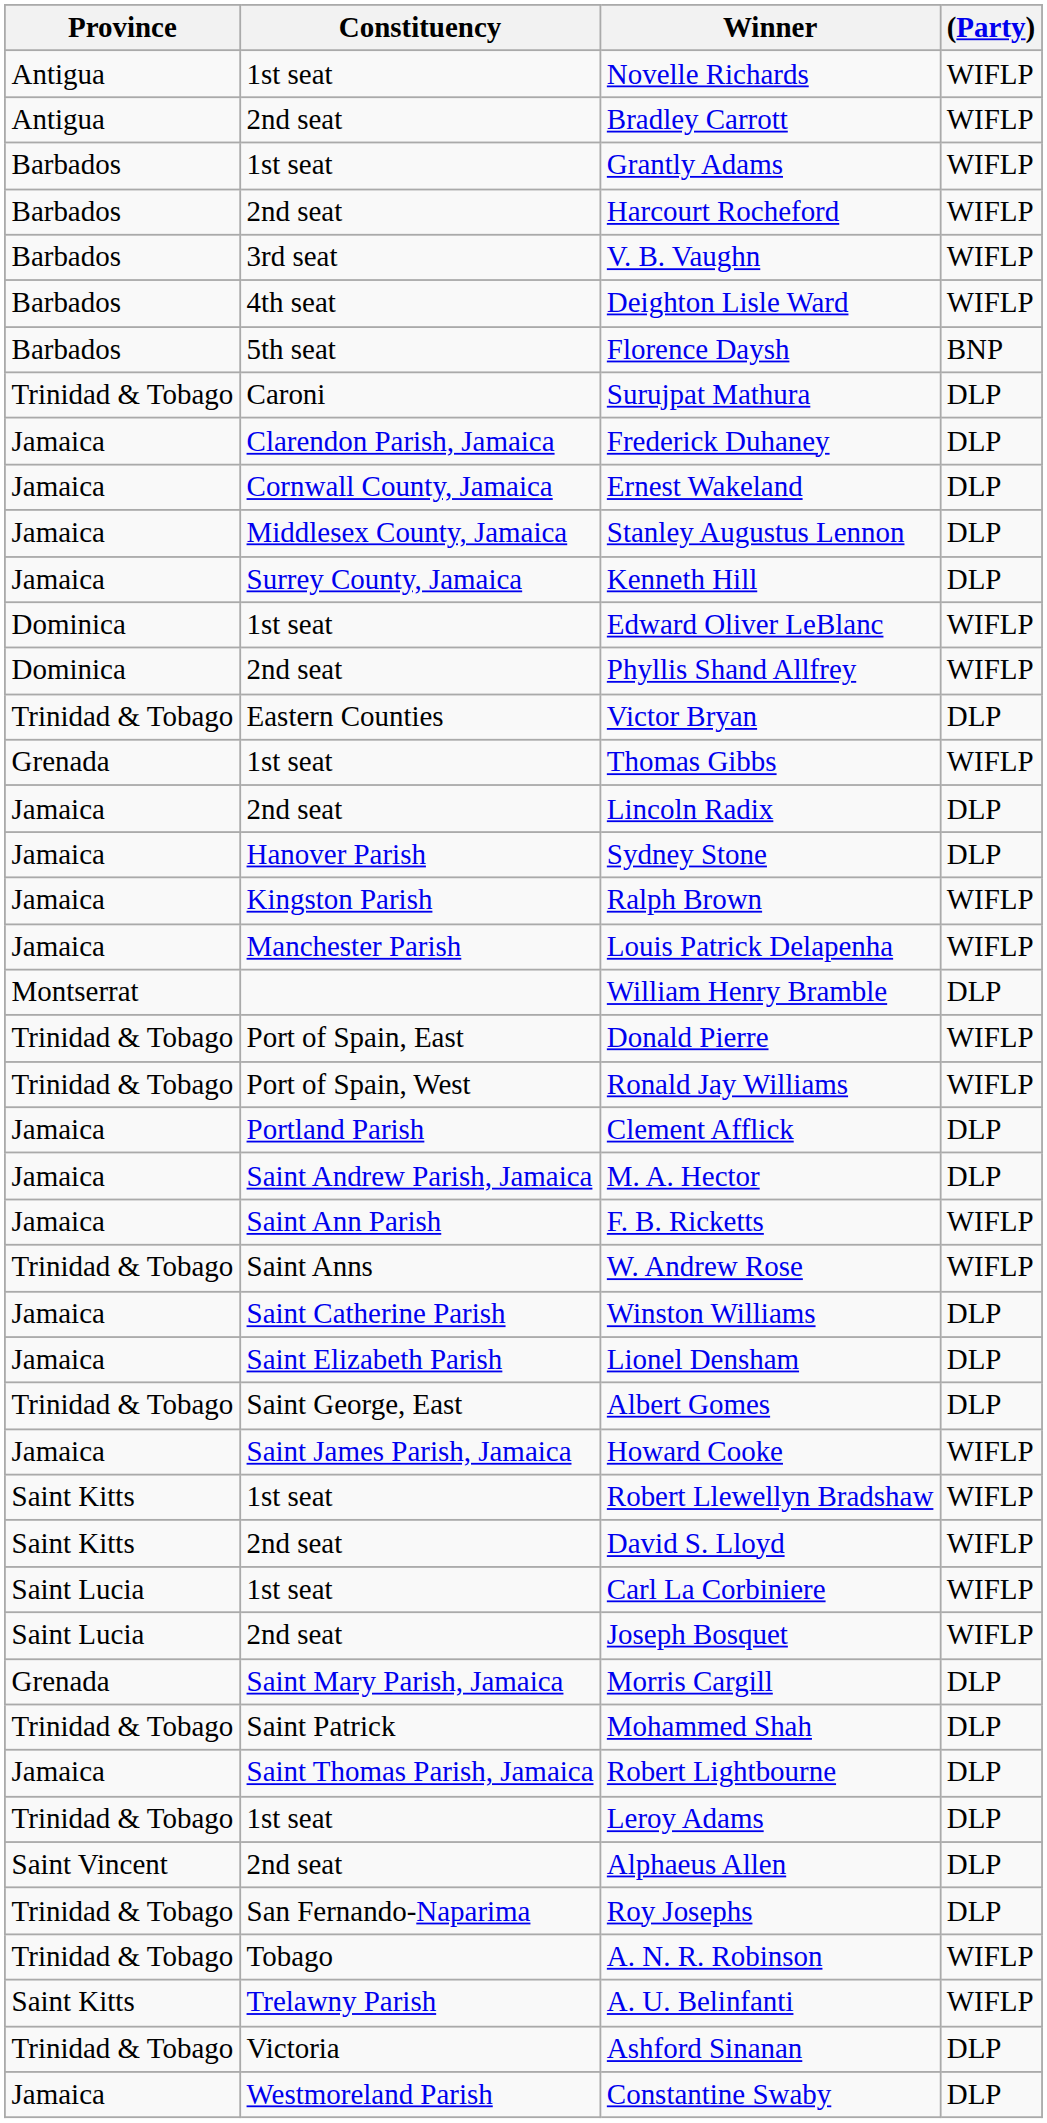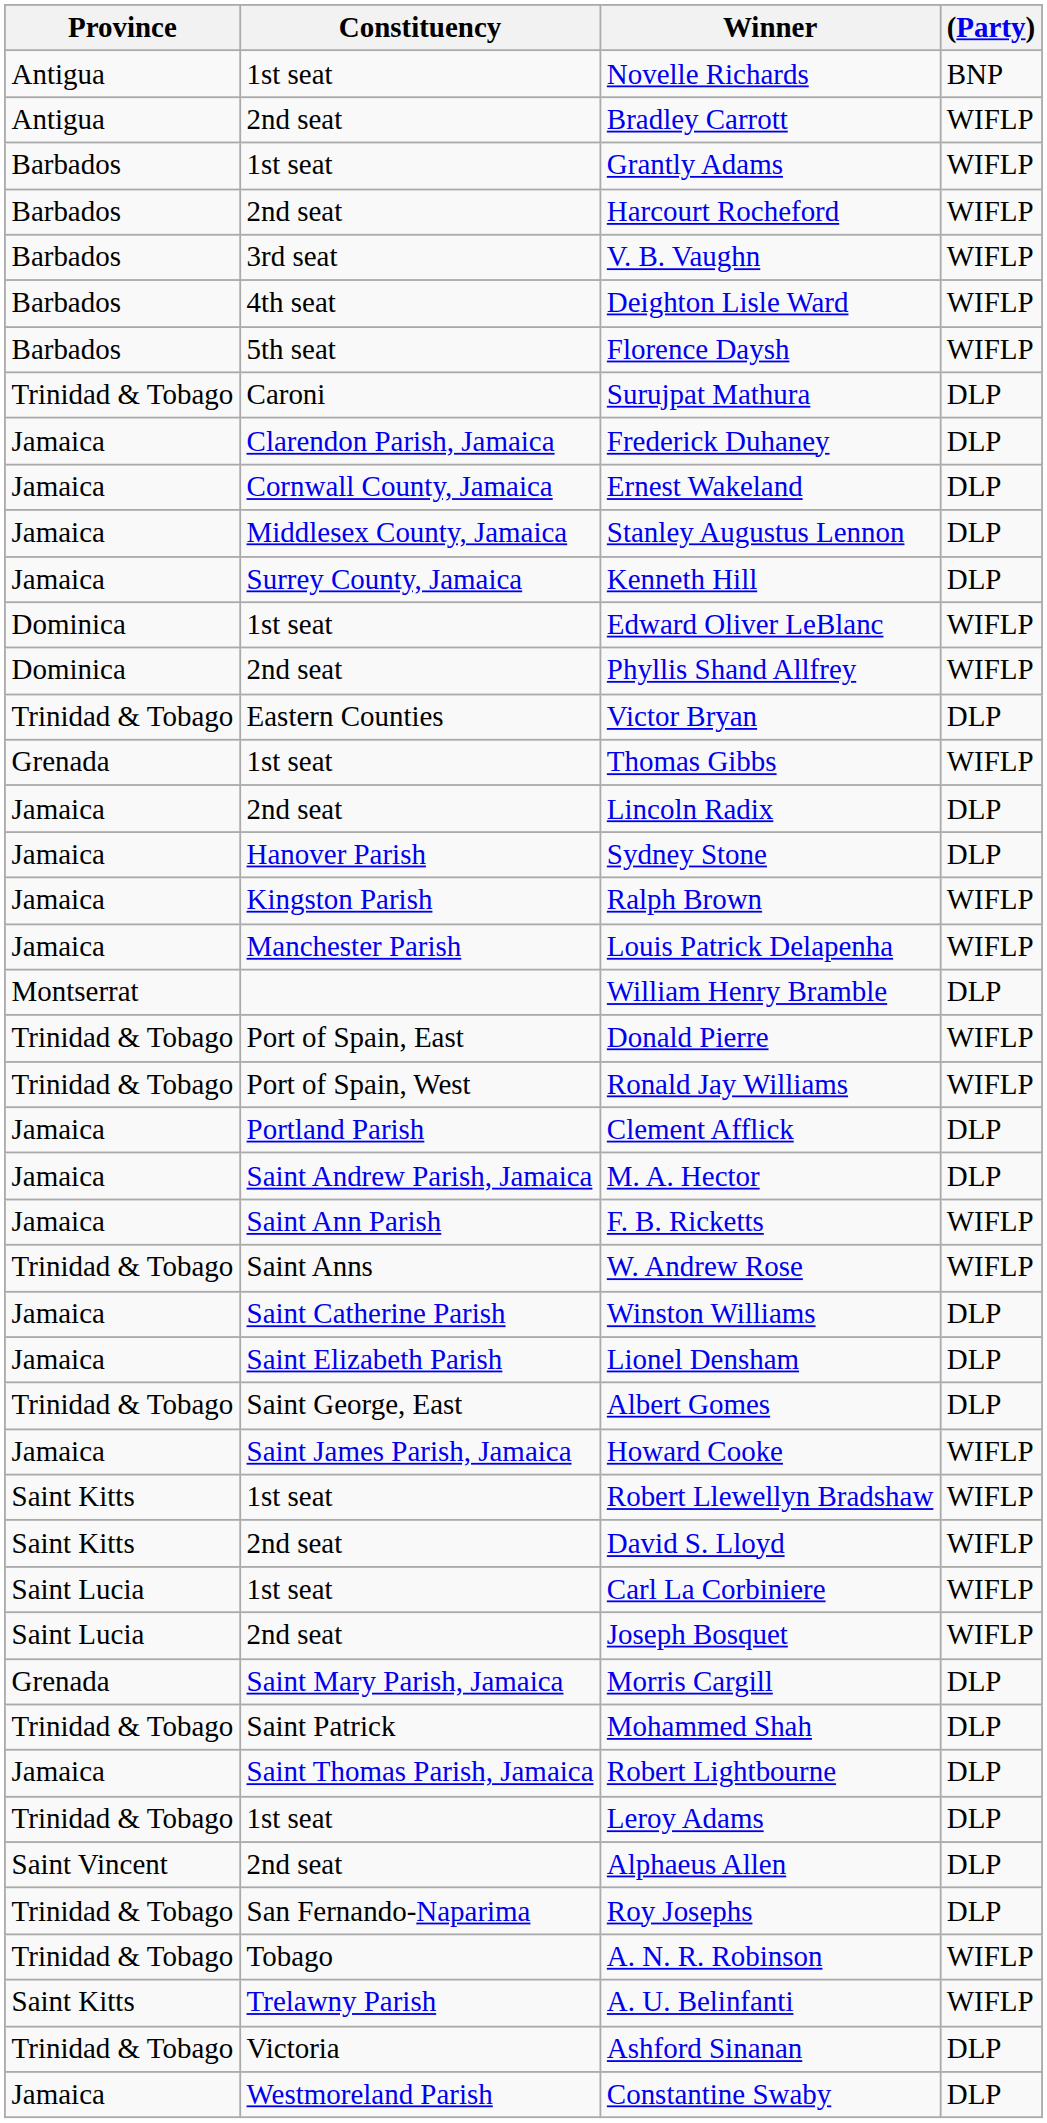(990, 73) WIFLP -> (975, 73) BNP
(975, 348) BNP -> (990, 348) WIFLP
